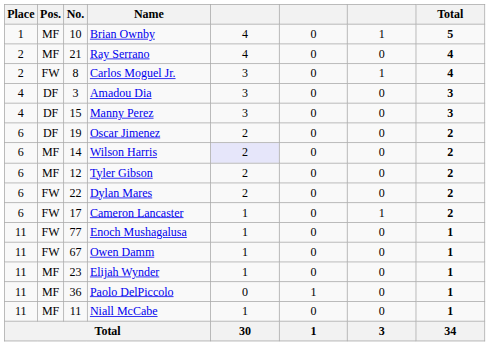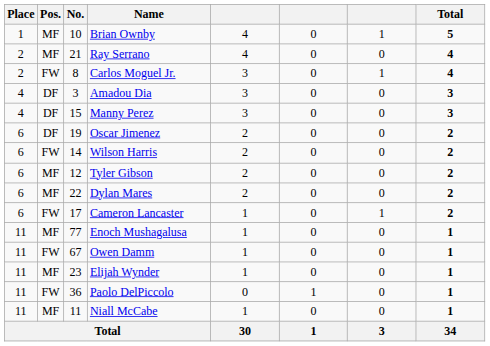(51, 153) MF -> (51, 153) FW
(245, 153) lavender background -> (245, 153) no background
(51, 192) FW -> (51, 192) MF
(51, 232) FW -> (51, 232) MF
(51, 291) MF -> (51, 291) FW
